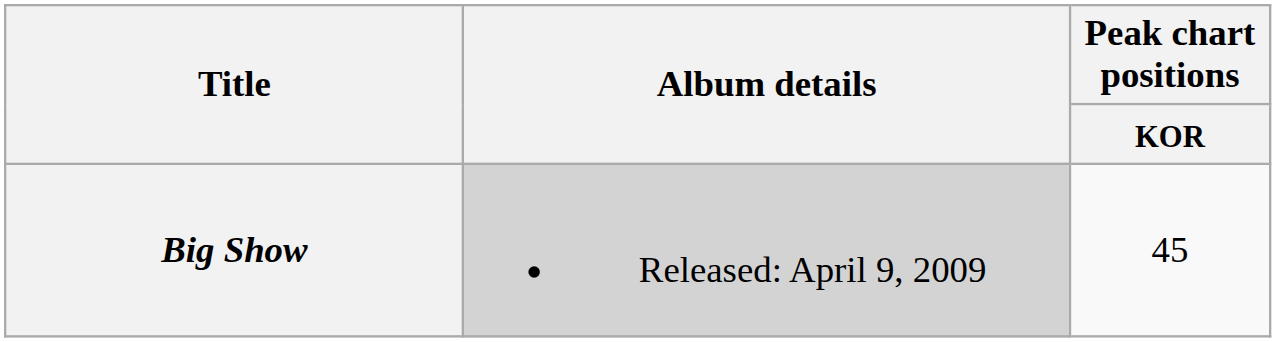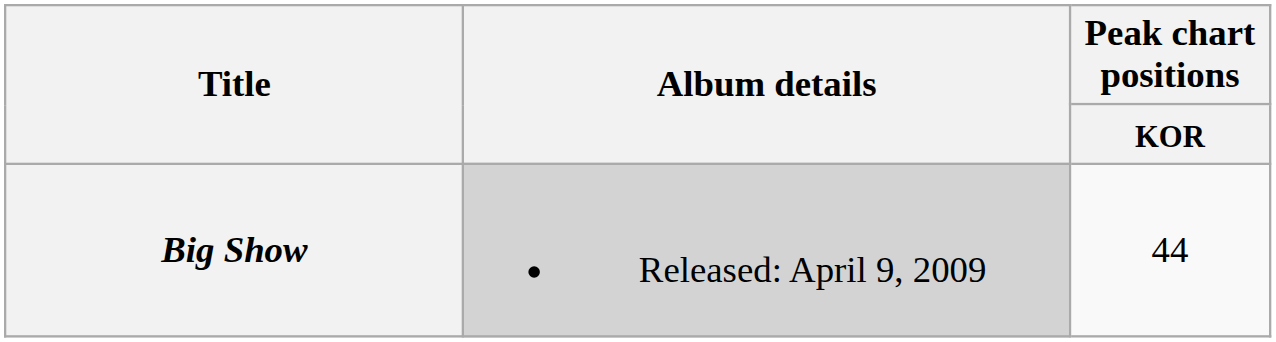(1170, 249) 45 -> (1170, 249) 44
